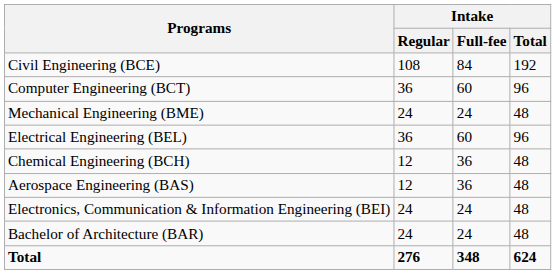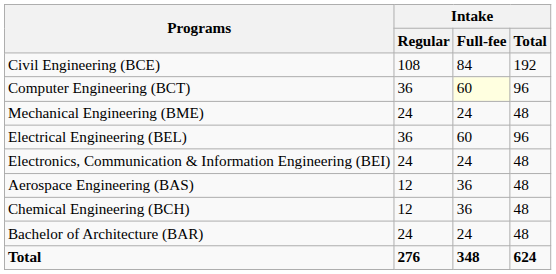(464, 88) no background -> (464, 88) lightyellow background
rows swapped: (199, 209) <-> (99, 161)
